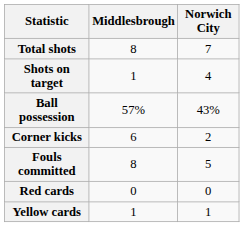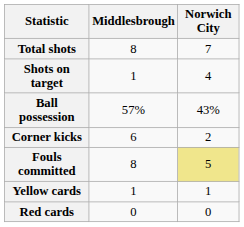(208, 164) no background -> (208, 164) khaki background
rows swapped: (47, 211) <-> (47, 191)
